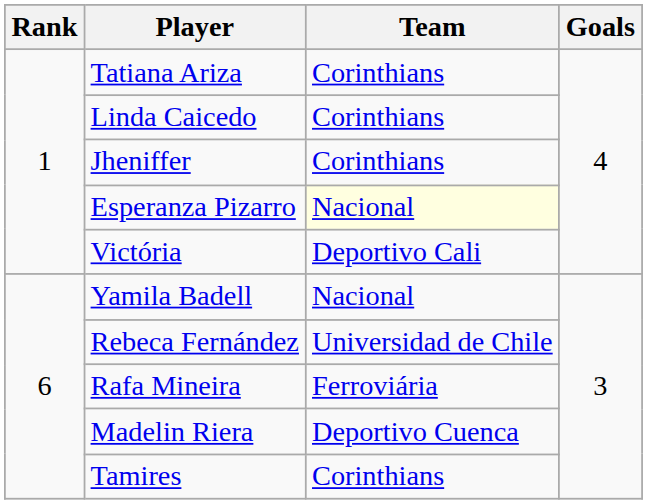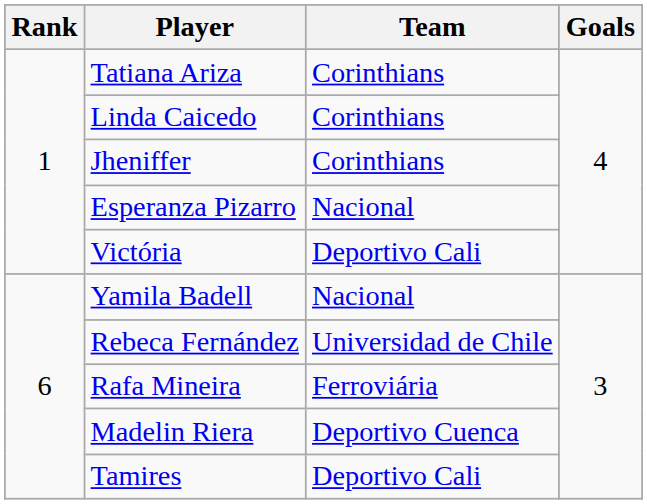(363, 206) lightyellow background -> (363, 206) no background
(378, 476) Corinthians -> (397, 476) Deportivo Cali
